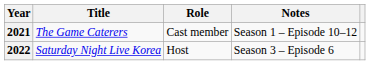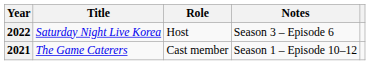rows swapped: (19, 32) <-> (19, 50)
